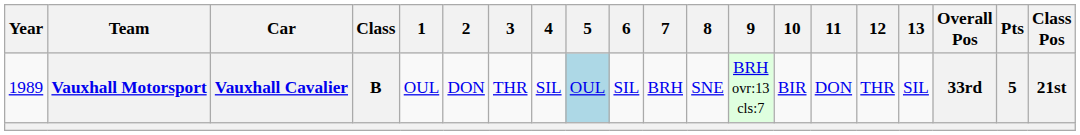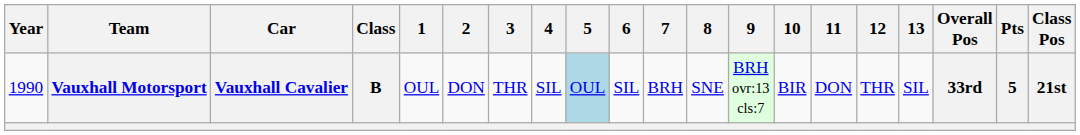(26, 87) 1989 -> (26, 87) 1990
